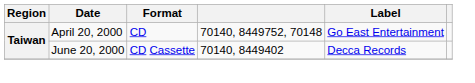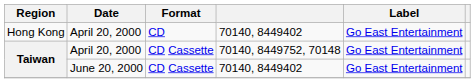+ row: (36, 31)
(138, 31) CD -> (181, 50) CD Cassette
(367, 50) Decca Records -> (404, 68) Go East Entertainment
